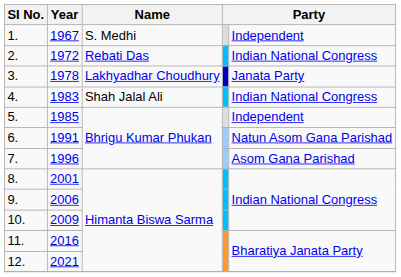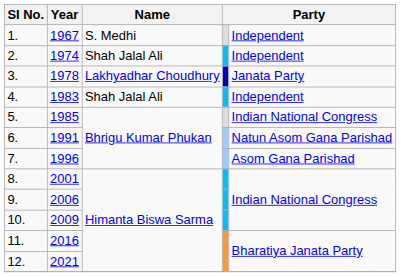(65, 55) 1972 -> (65, 55) 1974
(117, 55) Rebati Das -> (124, 55) Shah Jalal Ali
(304, 55) Indian National Congress -> (268, 55) Independent
(304, 96) Indian National Congress -> (268, 96) Independent
(268, 117) Independent -> (304, 117) Indian National Congress
